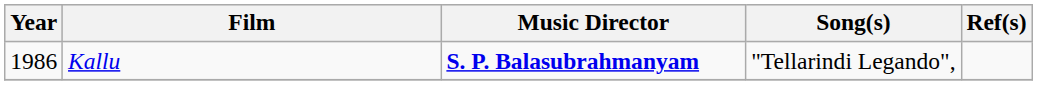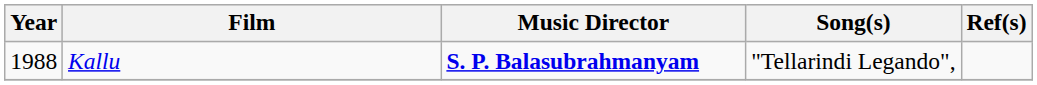(34, 60) 1986 -> (34, 60) 1988
